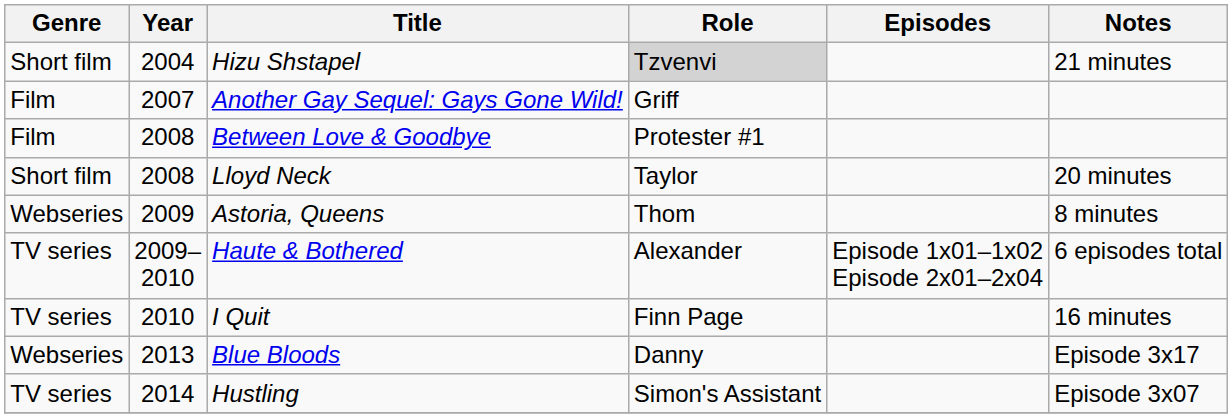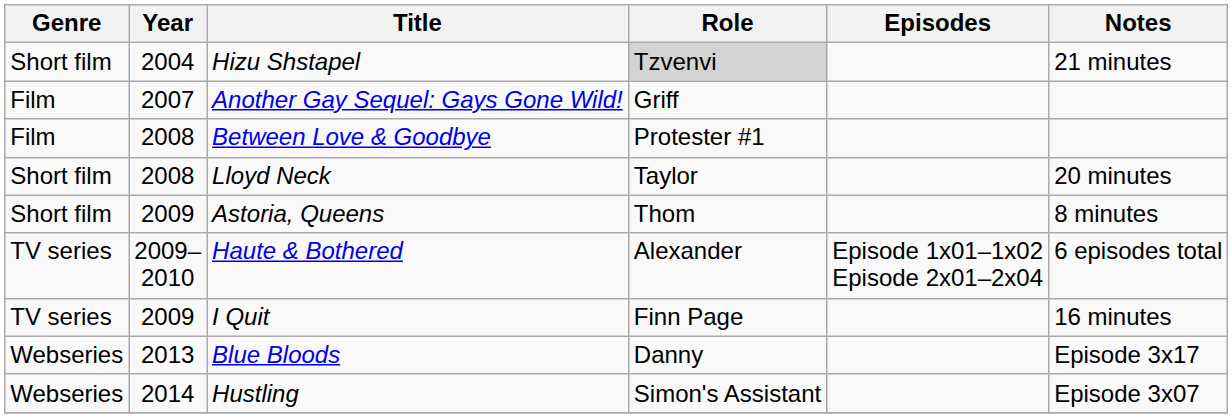(67, 213) Webseries -> (61, 213) Short film
(168, 316) 2010 -> (168, 316) 2009
(61, 393) TV series -> (67, 393) Webseries
